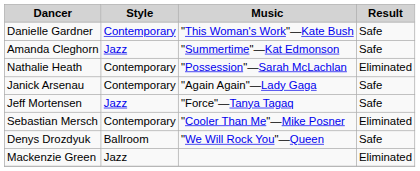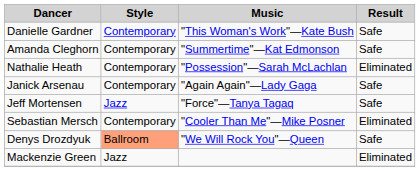(115, 49) Jazz -> (140, 49) Contemporary
(126, 139) no background -> (126, 139) lightsalmon background
